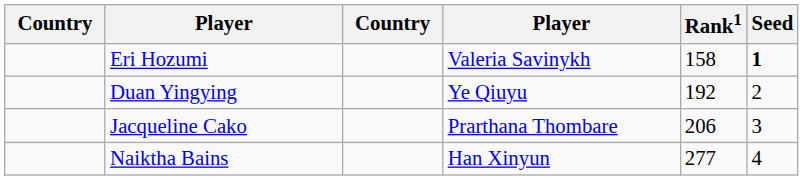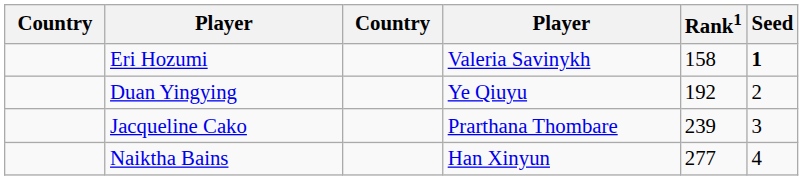(700, 125) 206 -> (700, 125) 239
